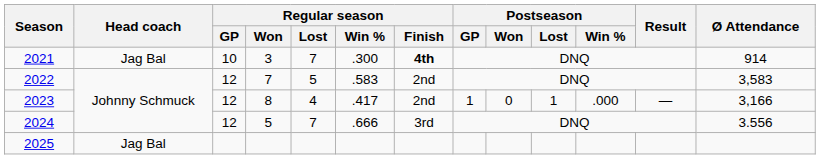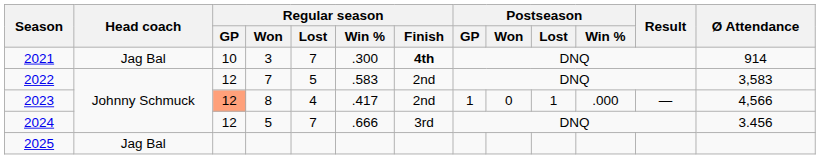(229, 101) no background -> (229, 101) lightsalmon background
(756, 101) 3,166 -> (756, 101) 4,566
(756, 122) 3.556 -> (756, 122) 3.456
